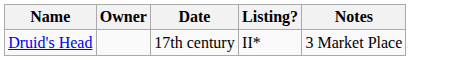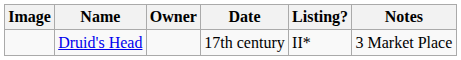+ column: (30, 17)
